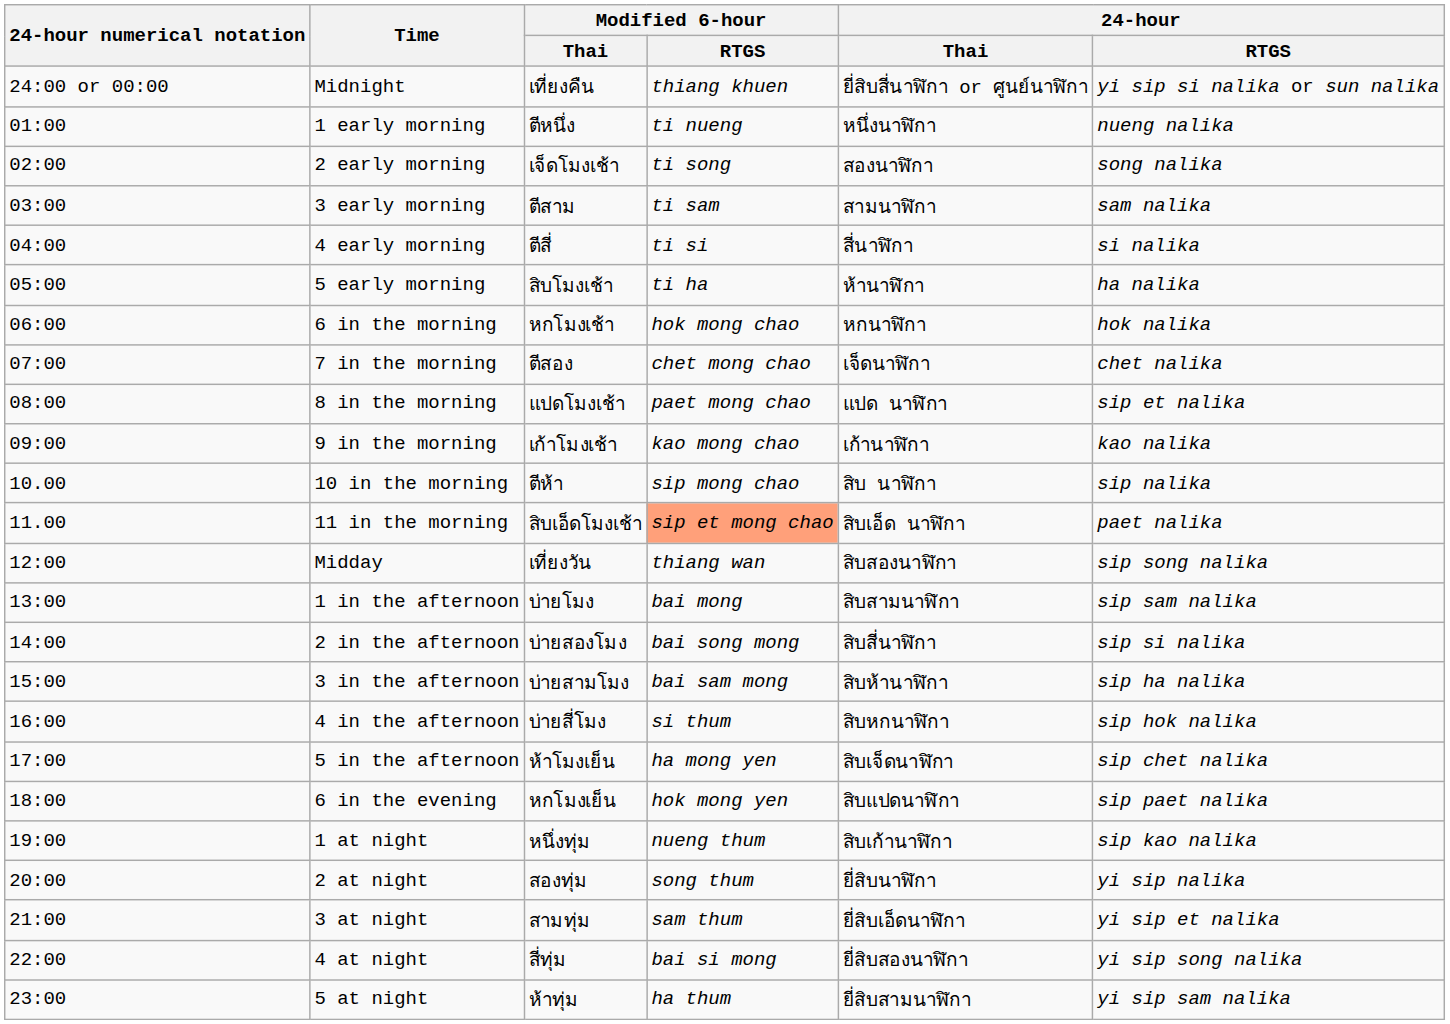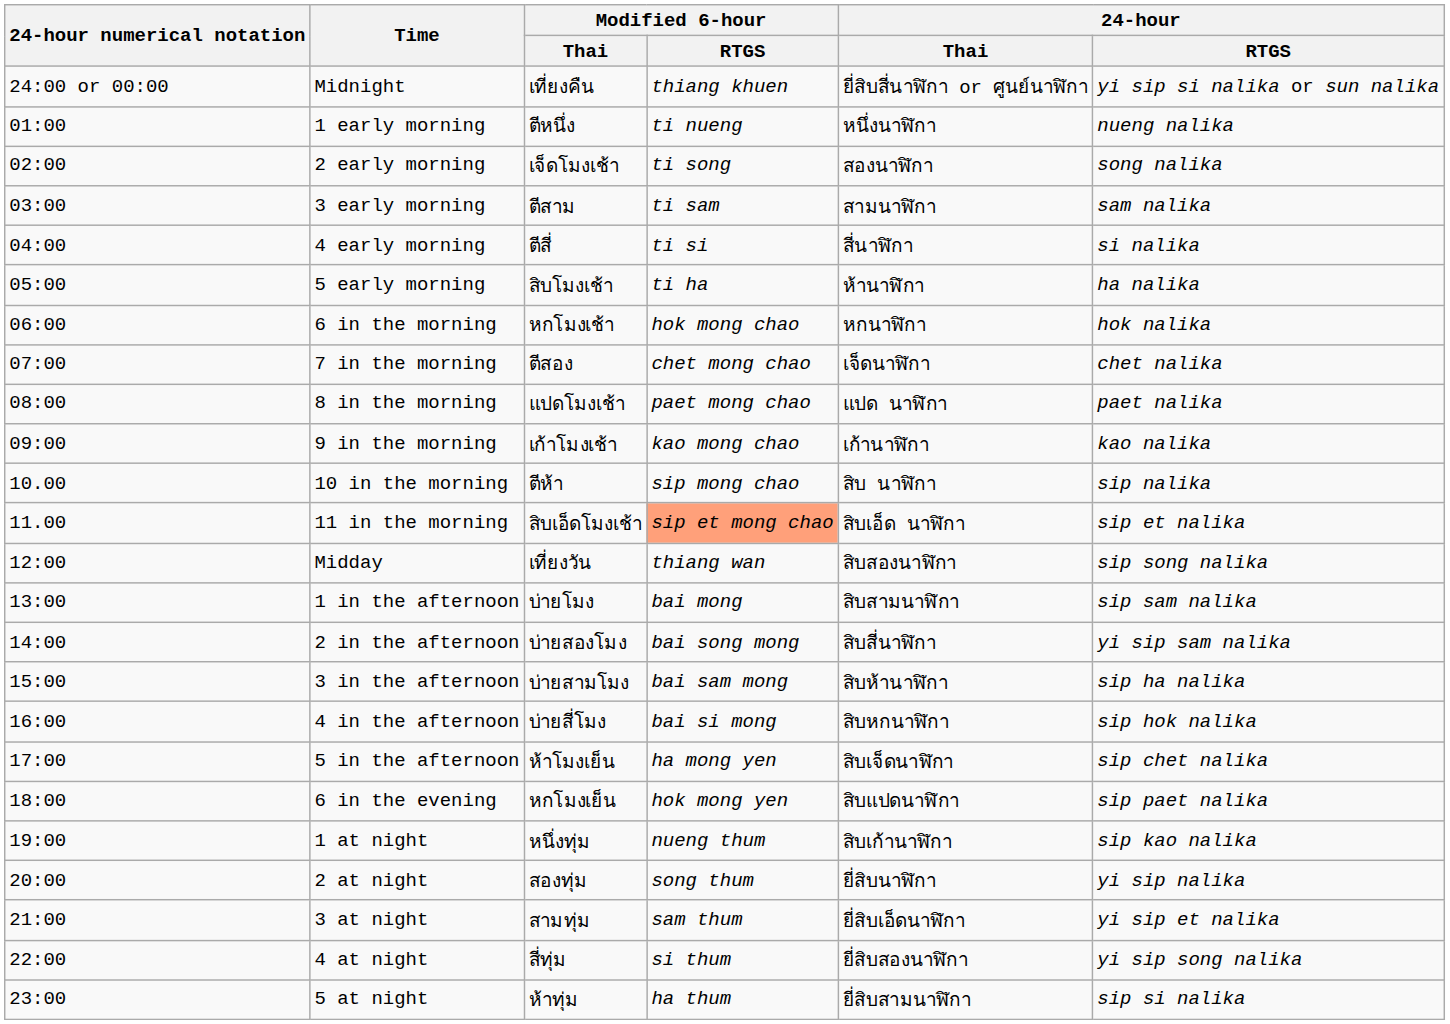(1171, 404) sip et nalika -> (1160, 404) paet nalika
(1160, 523) paet nalika -> (1171, 523) sip et nalika
(1171, 642) sip si nalika -> (1194, 642) yi sip sam nalika
(691, 722) si thum -> (714, 722) bai si mong
(714, 960) bai si mong -> (691, 960) si thum
(1194, 999) yi sip sam nalika -> (1171, 999) sip si nalika
